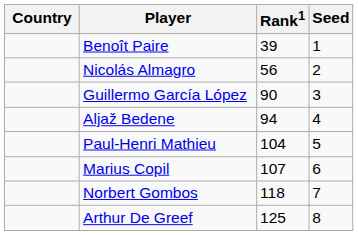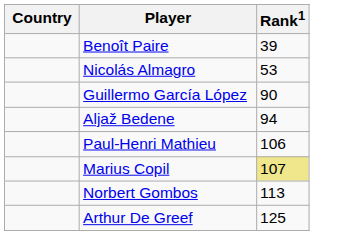- column: (331, 18)
(269, 70) 56 -> (269, 70) 53
(273, 144) 104 -> (273, 144) 106
(273, 168) no background -> (273, 168) khaki background
(272, 193) 118 -> (272, 193) 113
